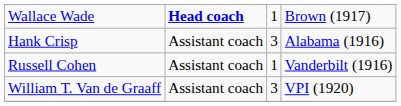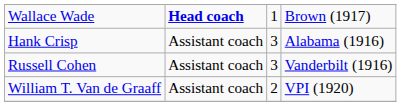(274, 64) 1 -> (274, 64) 3
(274, 88) 3 -> (274, 88) 2
